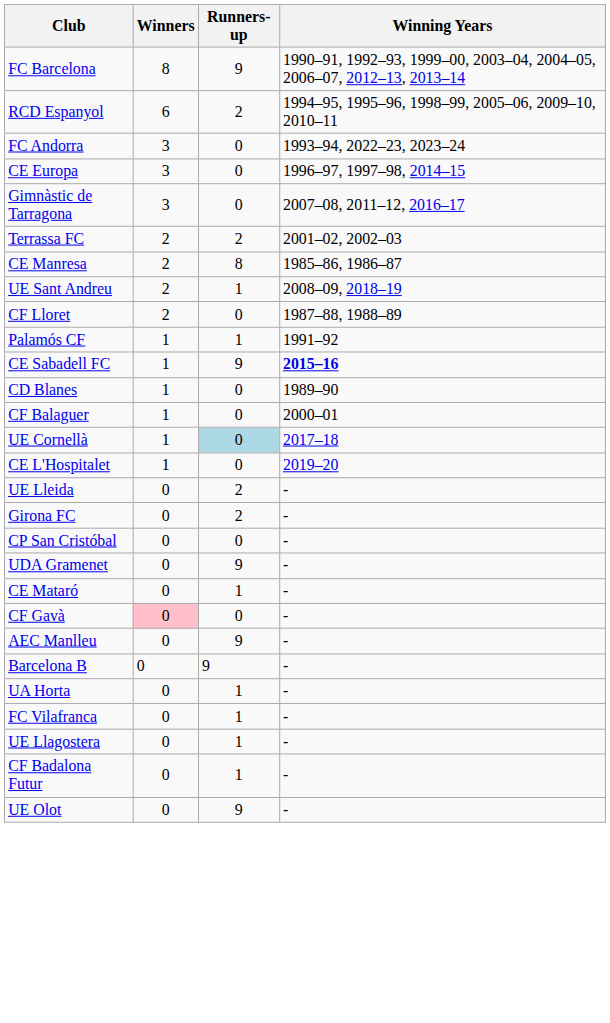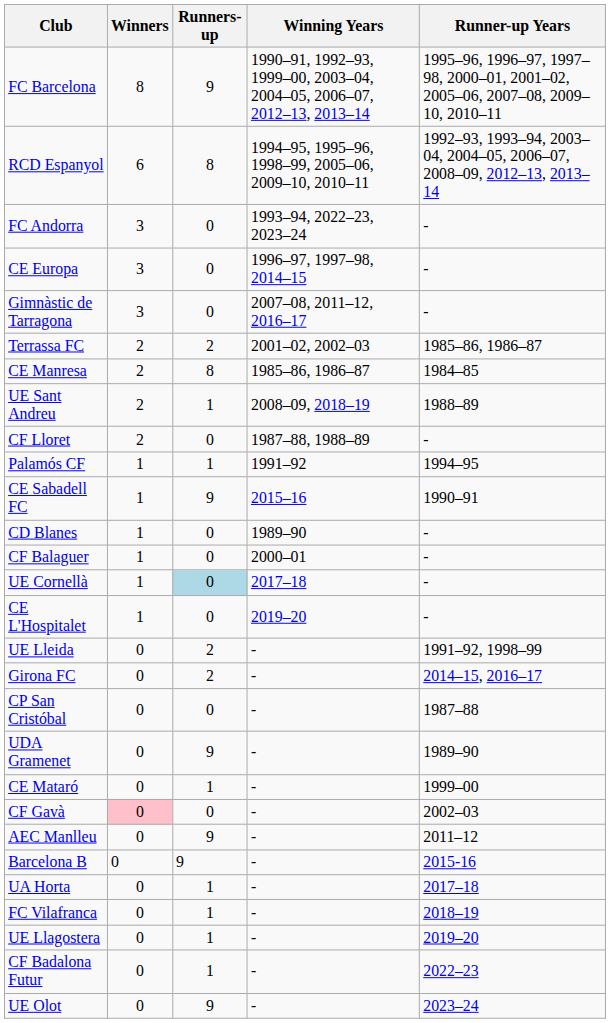+ column: (512, 25)
(239, 111) 2 -> (210, 165) 8
(311, 364) bold -> (279, 498) normal
